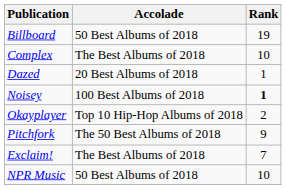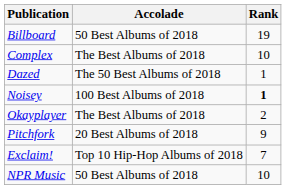(136, 74) 20 Best Albums of 2018 -> (148, 74) The 50 Best Albums of 2018
(159, 114) Top 10 Hip-Hop Albums of 2018 -> (140, 114) The Best Albums of 2018
(148, 134) The 50 Best Albums of 2018 -> (136, 134) 20 Best Albums of 2018
(140, 154) The Best Albums of 2018 -> (159, 154) Top 10 Hip-Hop Albums of 2018
